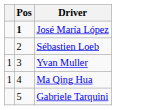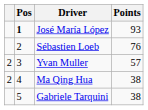+ column: (127, 13)
(9, 63) 1 -> (9, 63) 2
(9, 80) 1 -> (9, 80) 2
